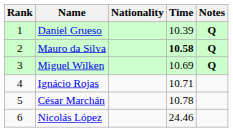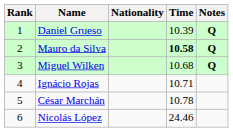(181, 65) 10.69 -> (181, 65) 10.68
